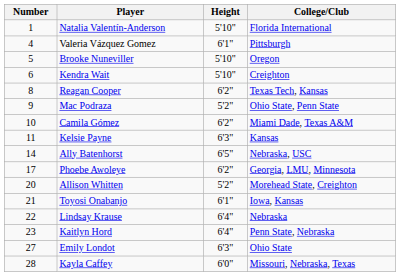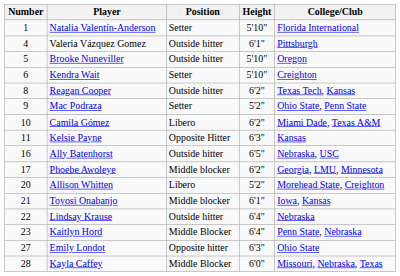+ column: (203, 12)
(31, 153) 14 -> (26, 153) 16
